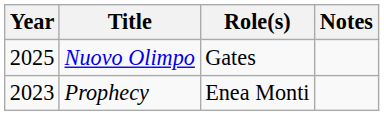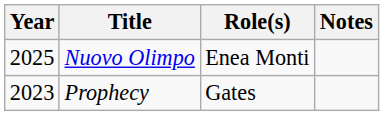(230, 57) Gates -> (257, 57) Enea Monti
(257, 92) Enea Monti -> (230, 92) Gates
